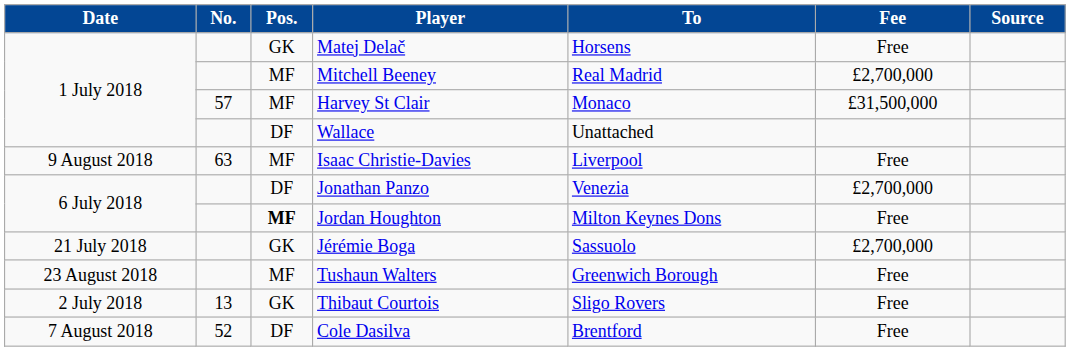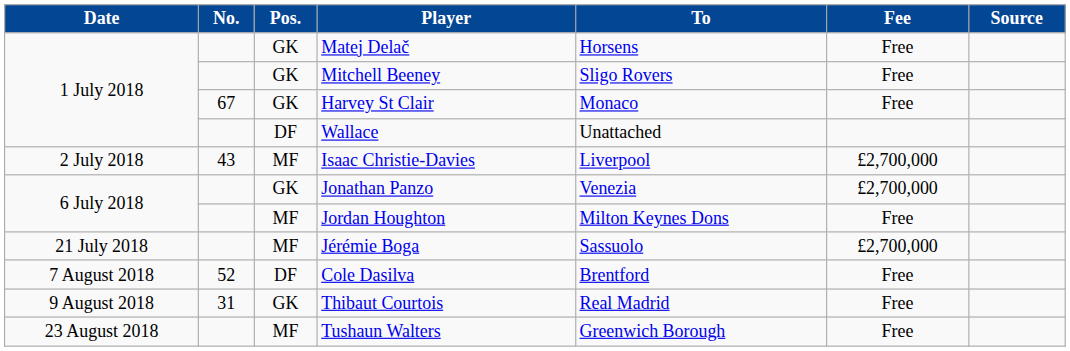(282, 75) MF -> (285, 75) GK
(617, 75) Real Madrid -> (626, 75) Sligo Rovers
(893, 75) £2,700,000 -> (897, 75) Free
(223, 103) 57 -> (226, 103) 67
(282, 103) MF -> (285, 103) GK
(893, 103) £31,500,000 -> (897, 103) Free
(100, 160) 9 August 2018 -> (102, 160) 2 July 2018
(223, 160) 63 -> (226, 160) 43
(893, 160) Free -> (897, 160) £2,700,000
(282, 189) DF -> (285, 189) GK
(282, 217) bold -> (285, 217) normal
(282, 246) GK -> (285, 246) MF
rows swapped: (364, 331) <-> (377, 274)
(100, 302) 2 July 2018 -> (102, 302) 9 August 2018
(223, 302) 13 -> (226, 302) 31
(618, 302) Sligo Rovers -> (625, 302) Real Madrid
